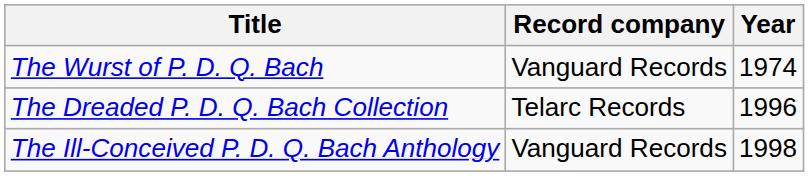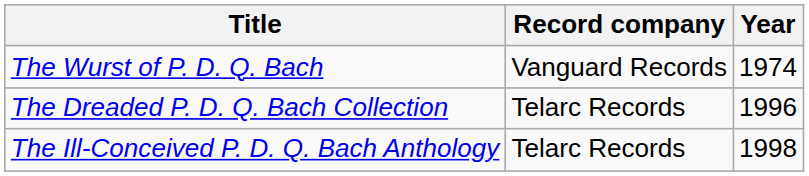(619, 149) Vanguard Records -> (598, 149) Telarc Records
